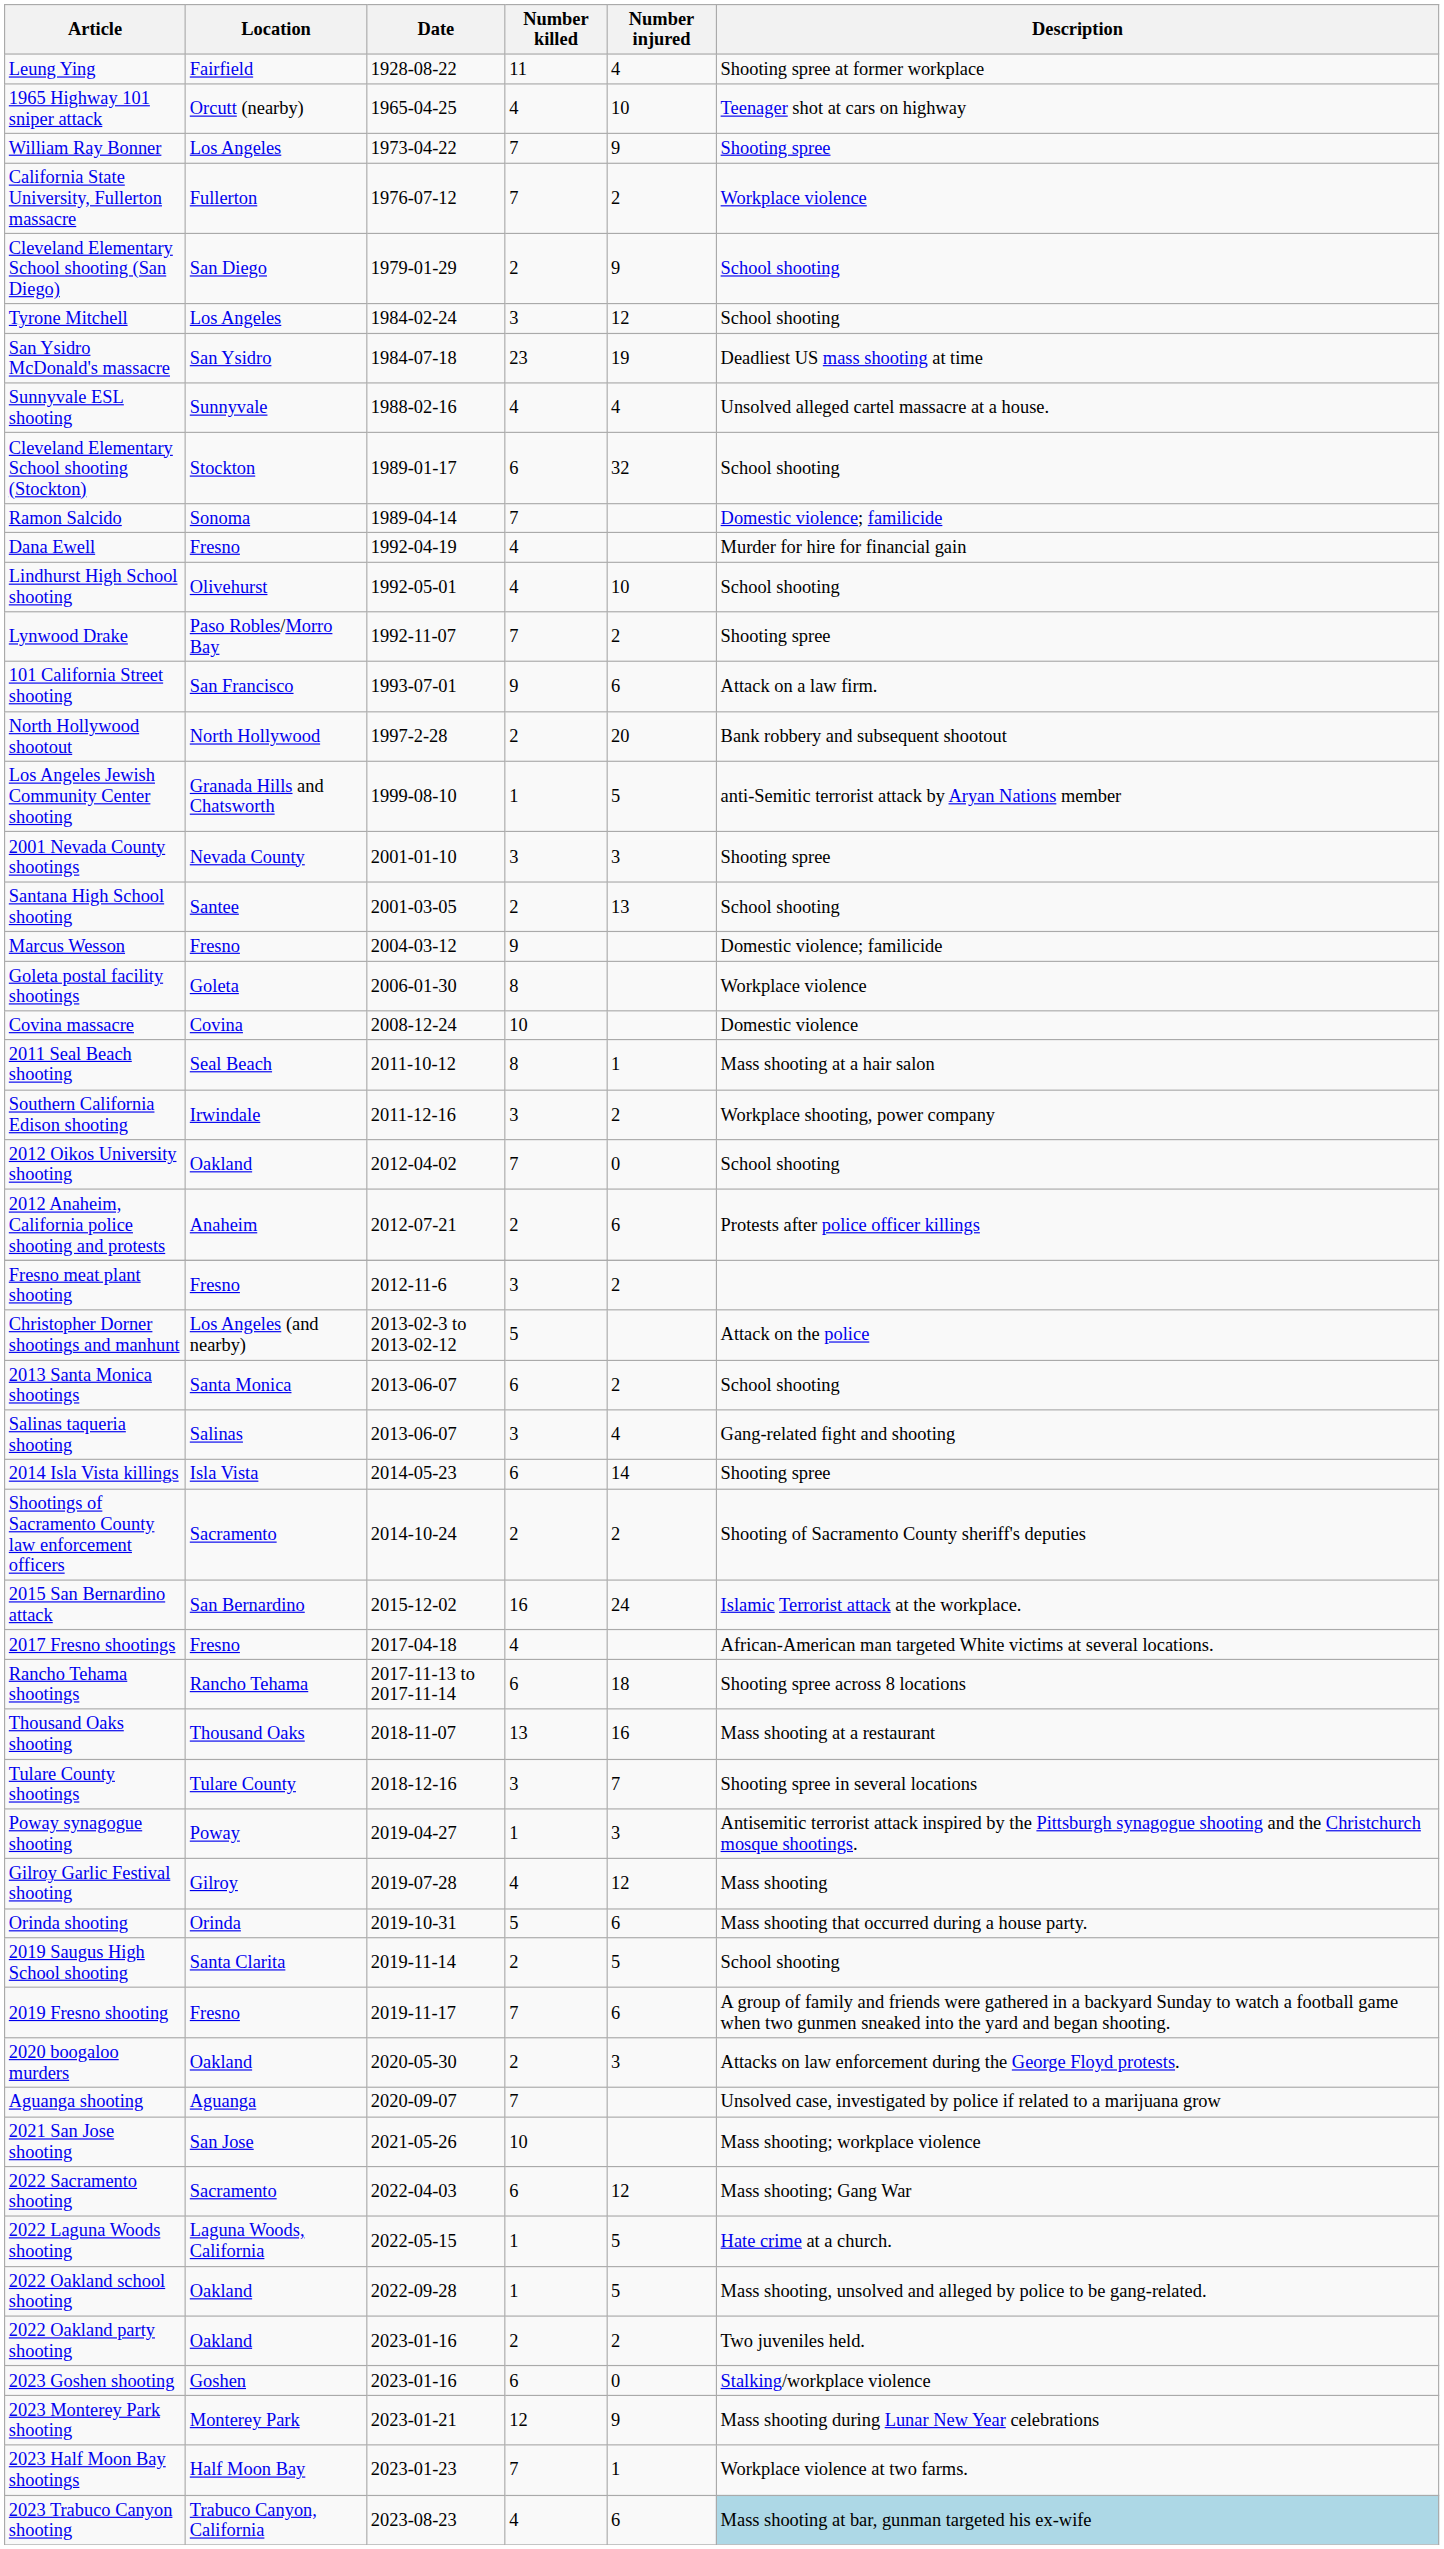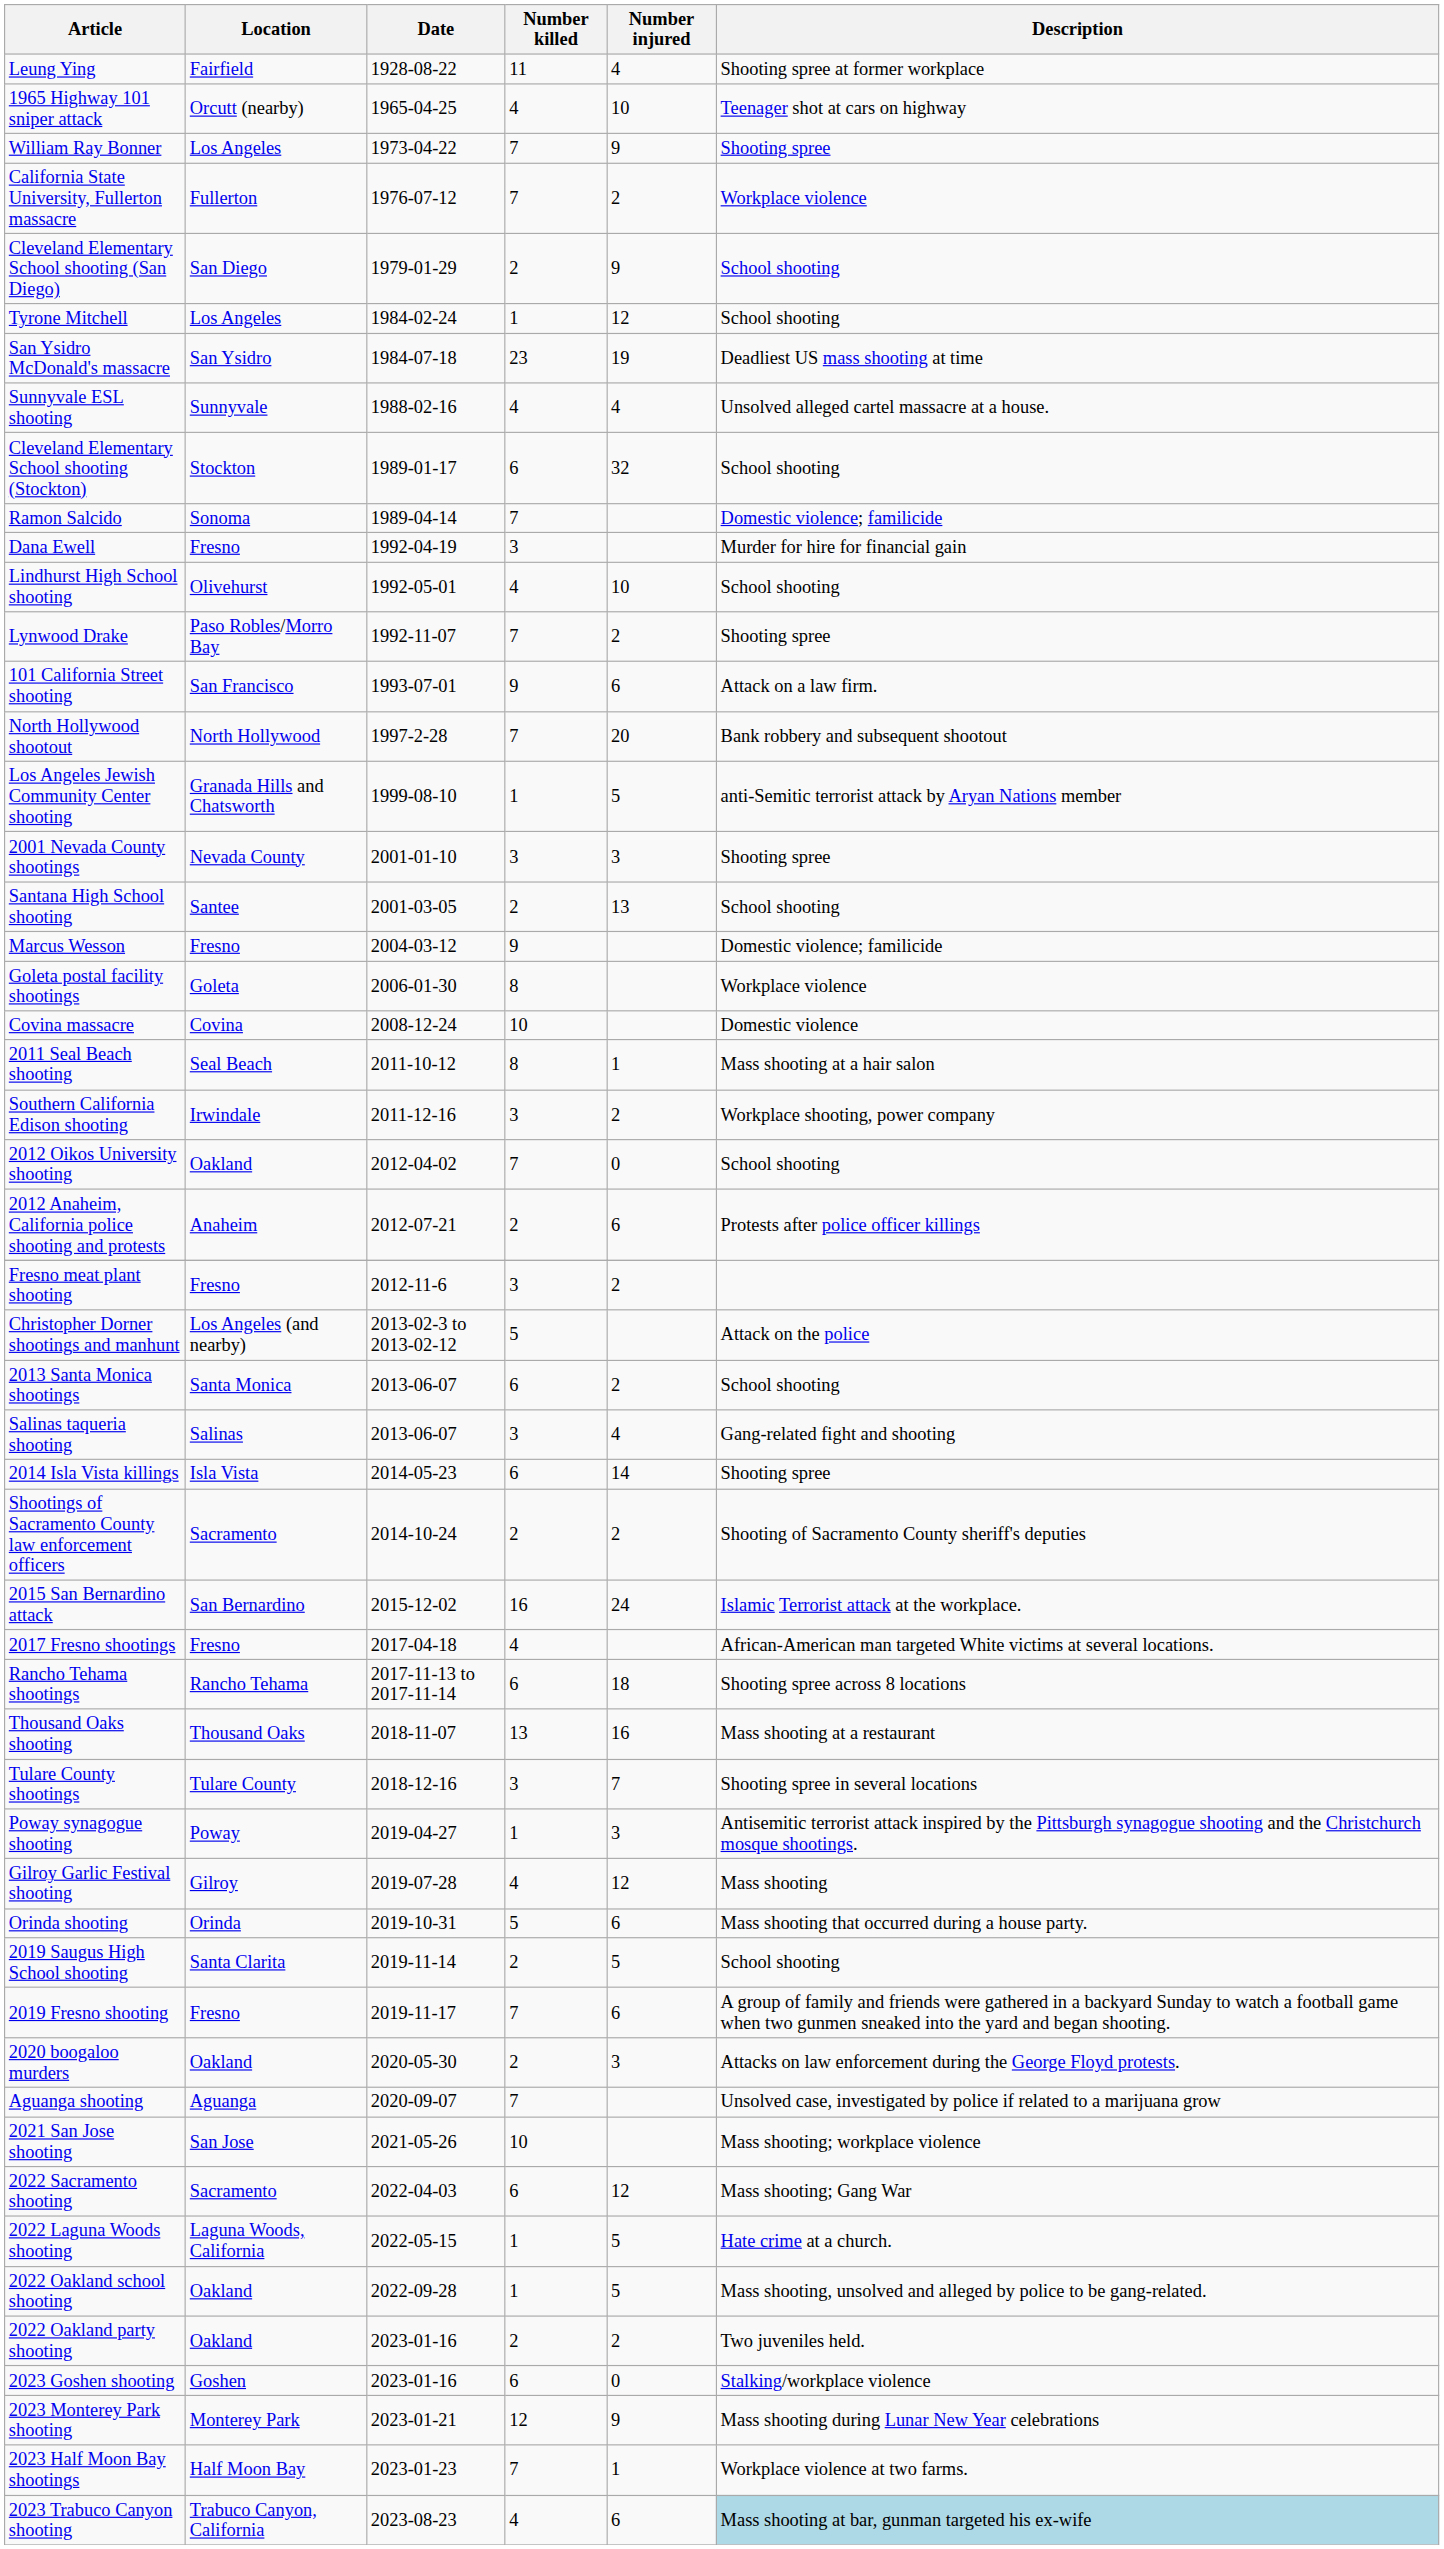(514, 318) 3 -> (514, 318) 1
(514, 547) 4 -> (514, 547) 3
(514, 736) 2 -> (514, 736) 7
